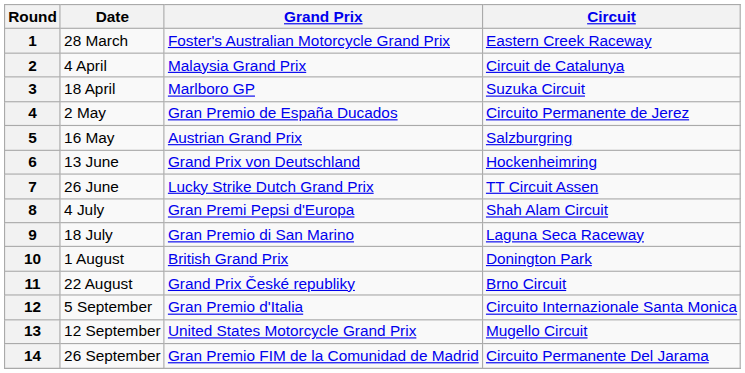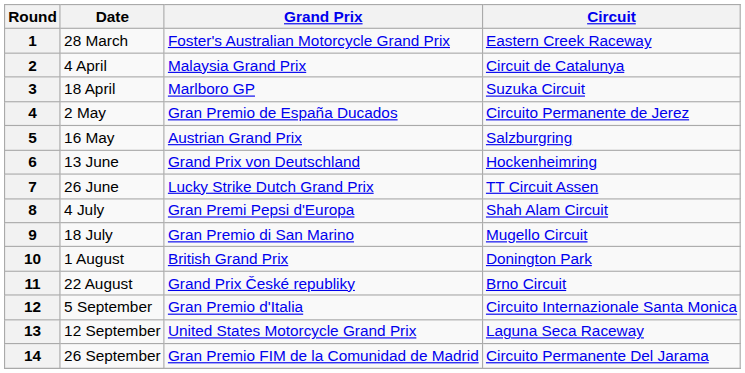(565, 234) Laguna Seca Raceway -> (537, 234) Mugello Circuit
(537, 331) Mugello Circuit -> (565, 331) Laguna Seca Raceway
